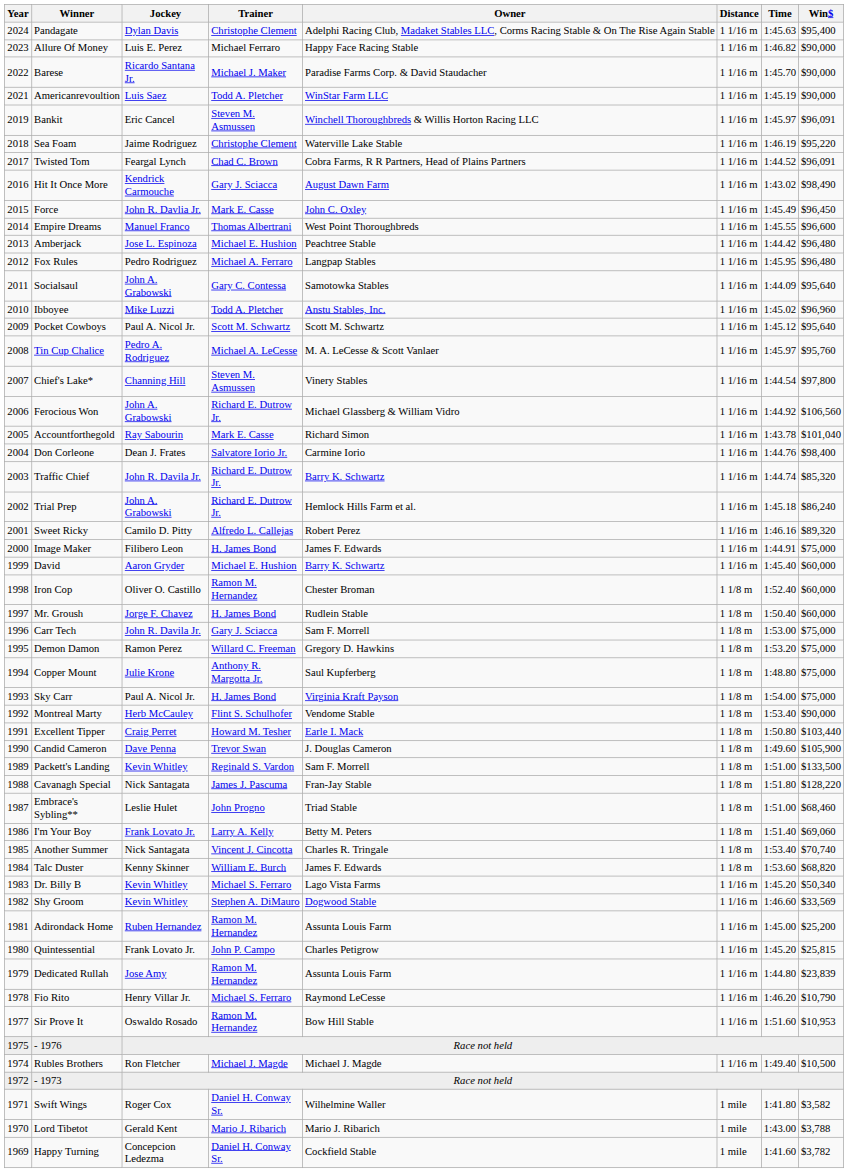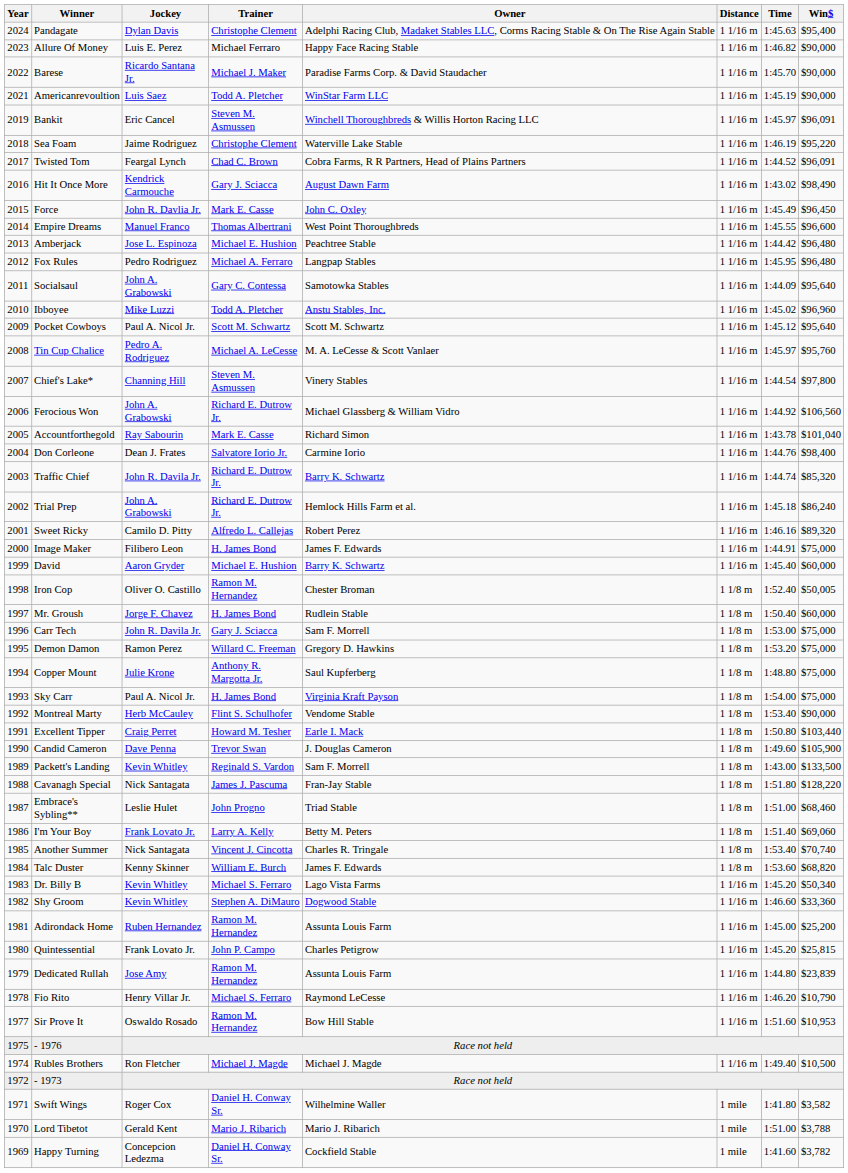(818, 590) $60,000 -> (818, 590) $50,005
(780, 767) 1:51.00 -> (780, 767) 1:43.00
(818, 902) $33,569 -> (818, 902) $33,360
(780, 1128) 1:43.00 -> (780, 1128) 1:51.00
